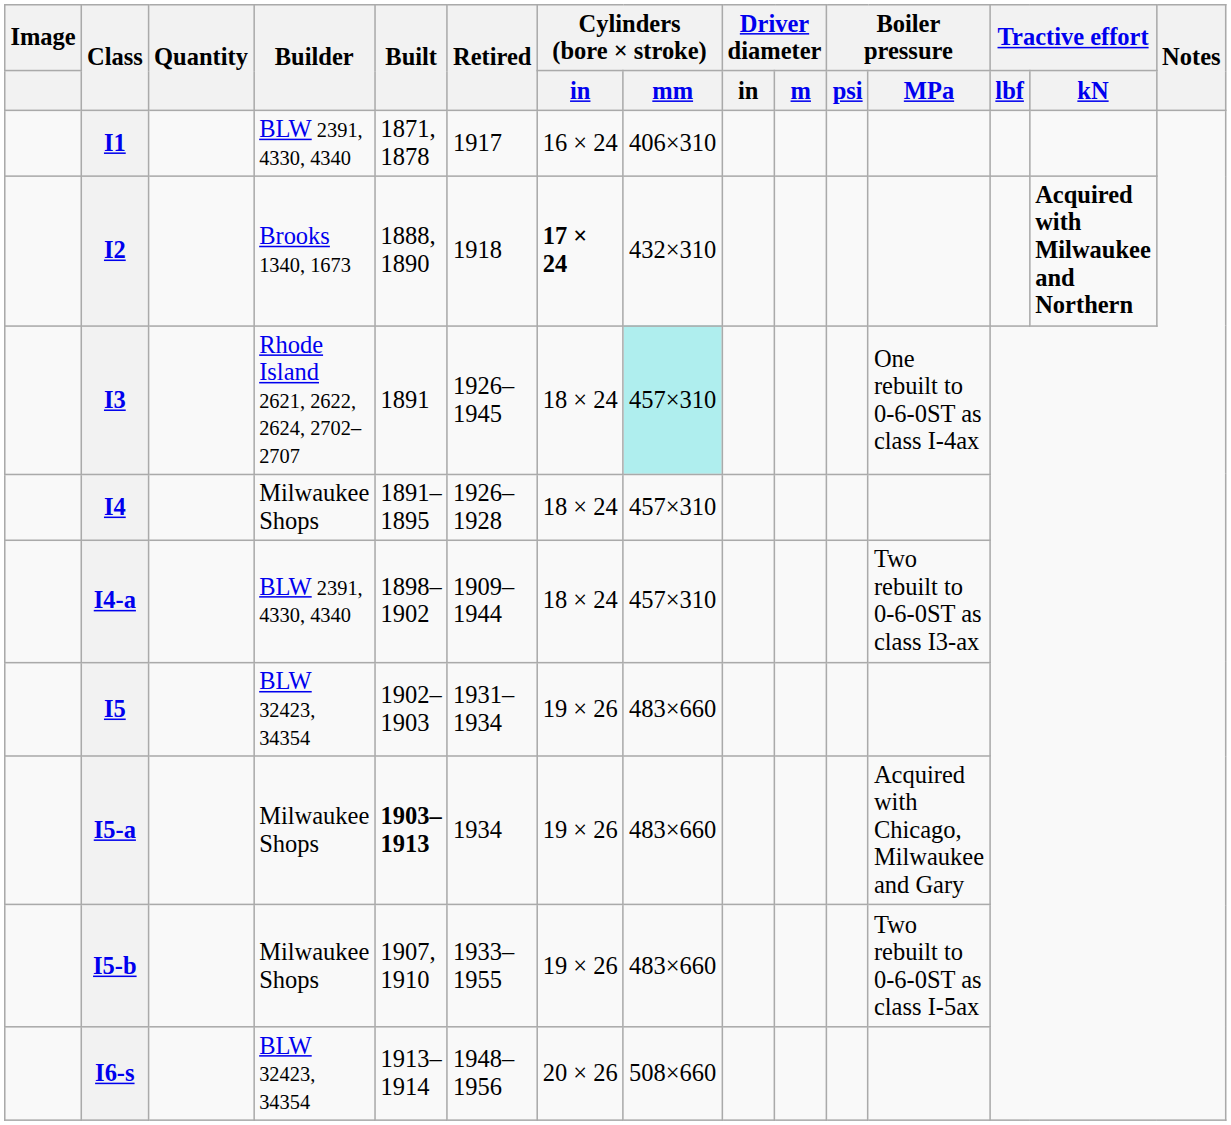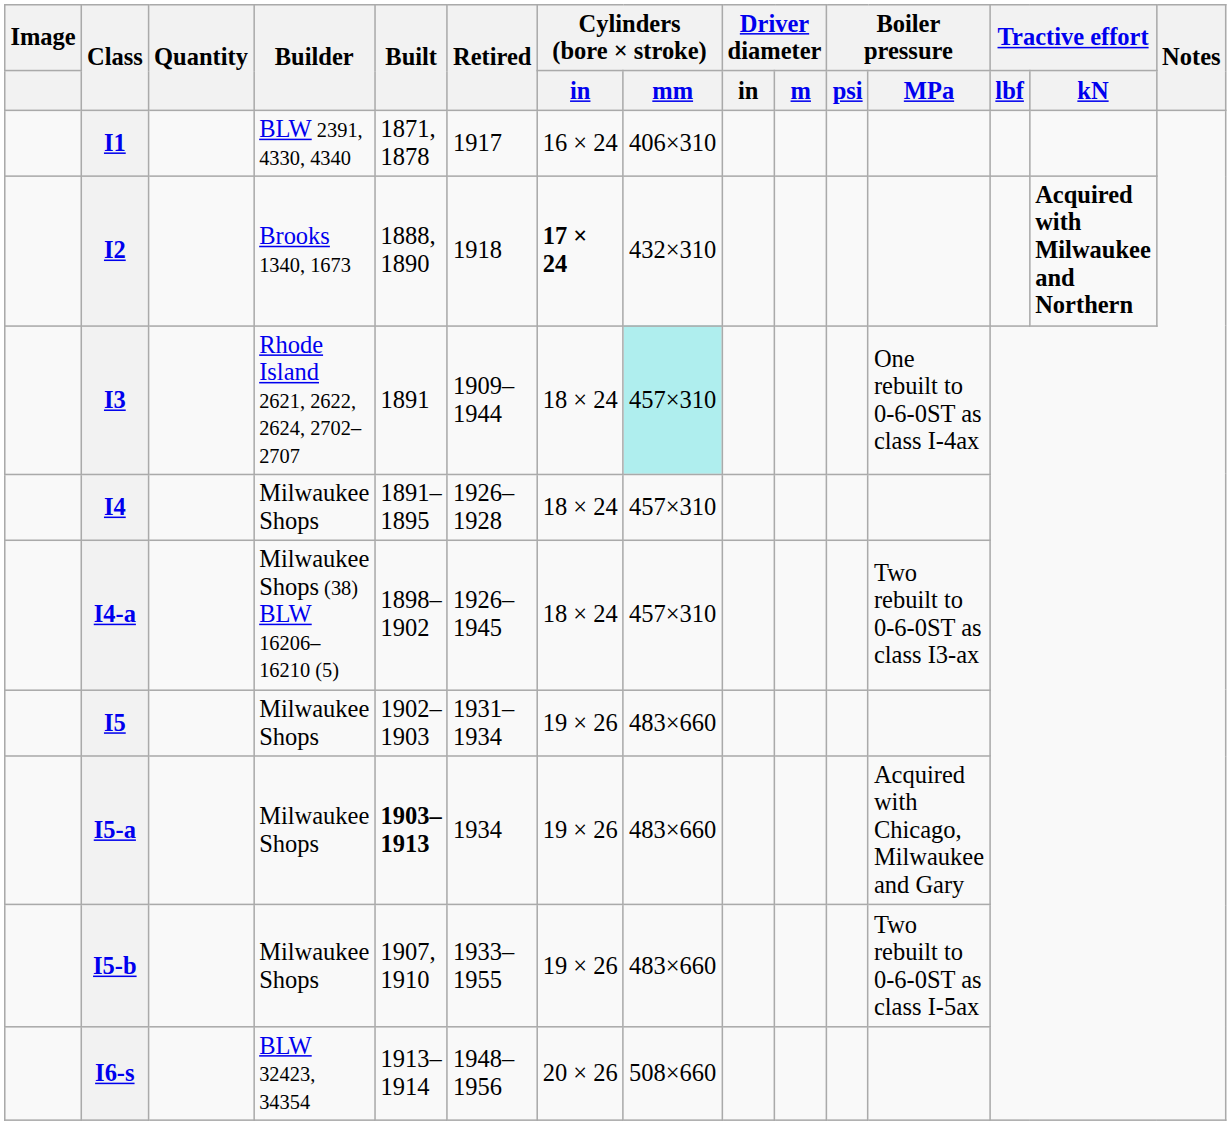(484, 399) 1926–1945 -> (484, 399) 1909–1944
(311, 601) BLW 2391, 4330, 4340 -> (314, 614) Milwaukee Shops (38) BLW 16206–16210 (5)
(484, 601) 1909–1944 -> (484, 614) 1926–1945
(287, 708) BLW 32423, 34354 -> (314, 722) Milwaukee Shops
